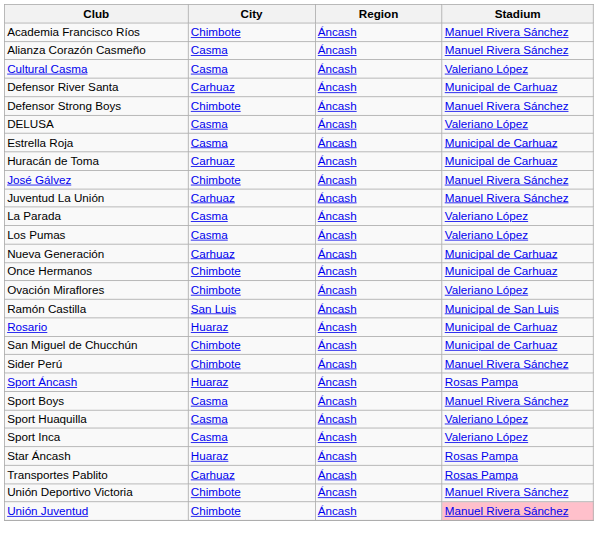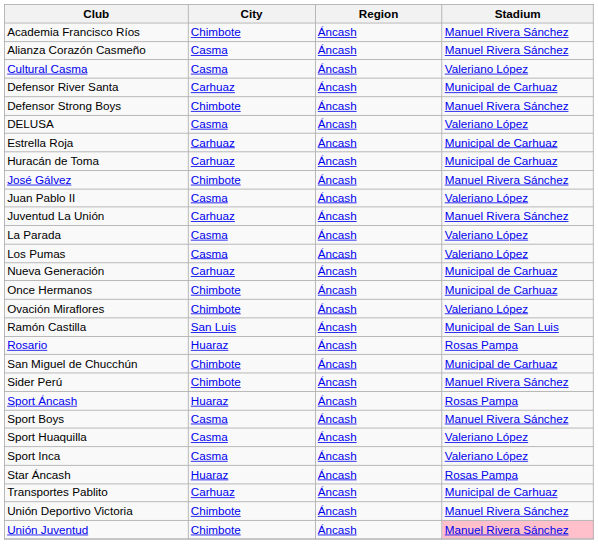(209, 143) Casma -> (213, 143) Carhuaz
+ row: (41, 198)
(501, 327) Municipal de Carhuaz -> (481, 346) Rosas Pampa
(481, 475) Rosas Pampa -> (501, 493) Municipal de Carhuaz
